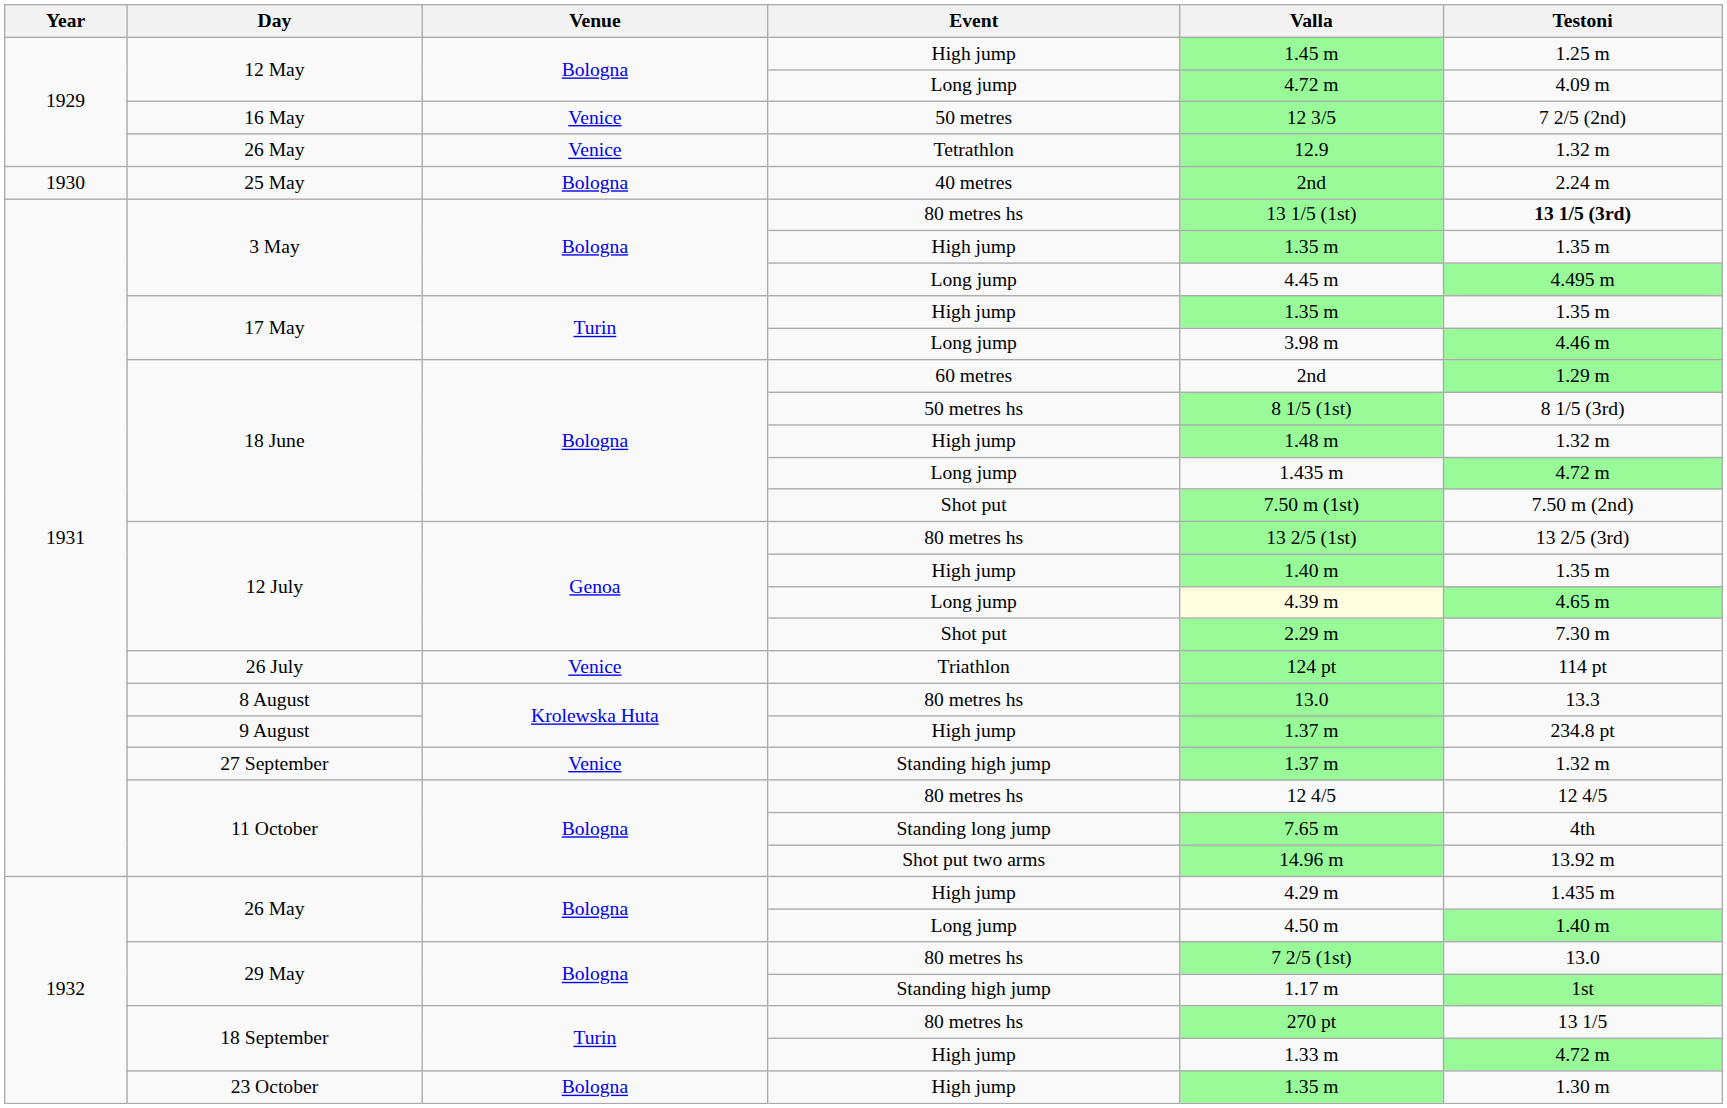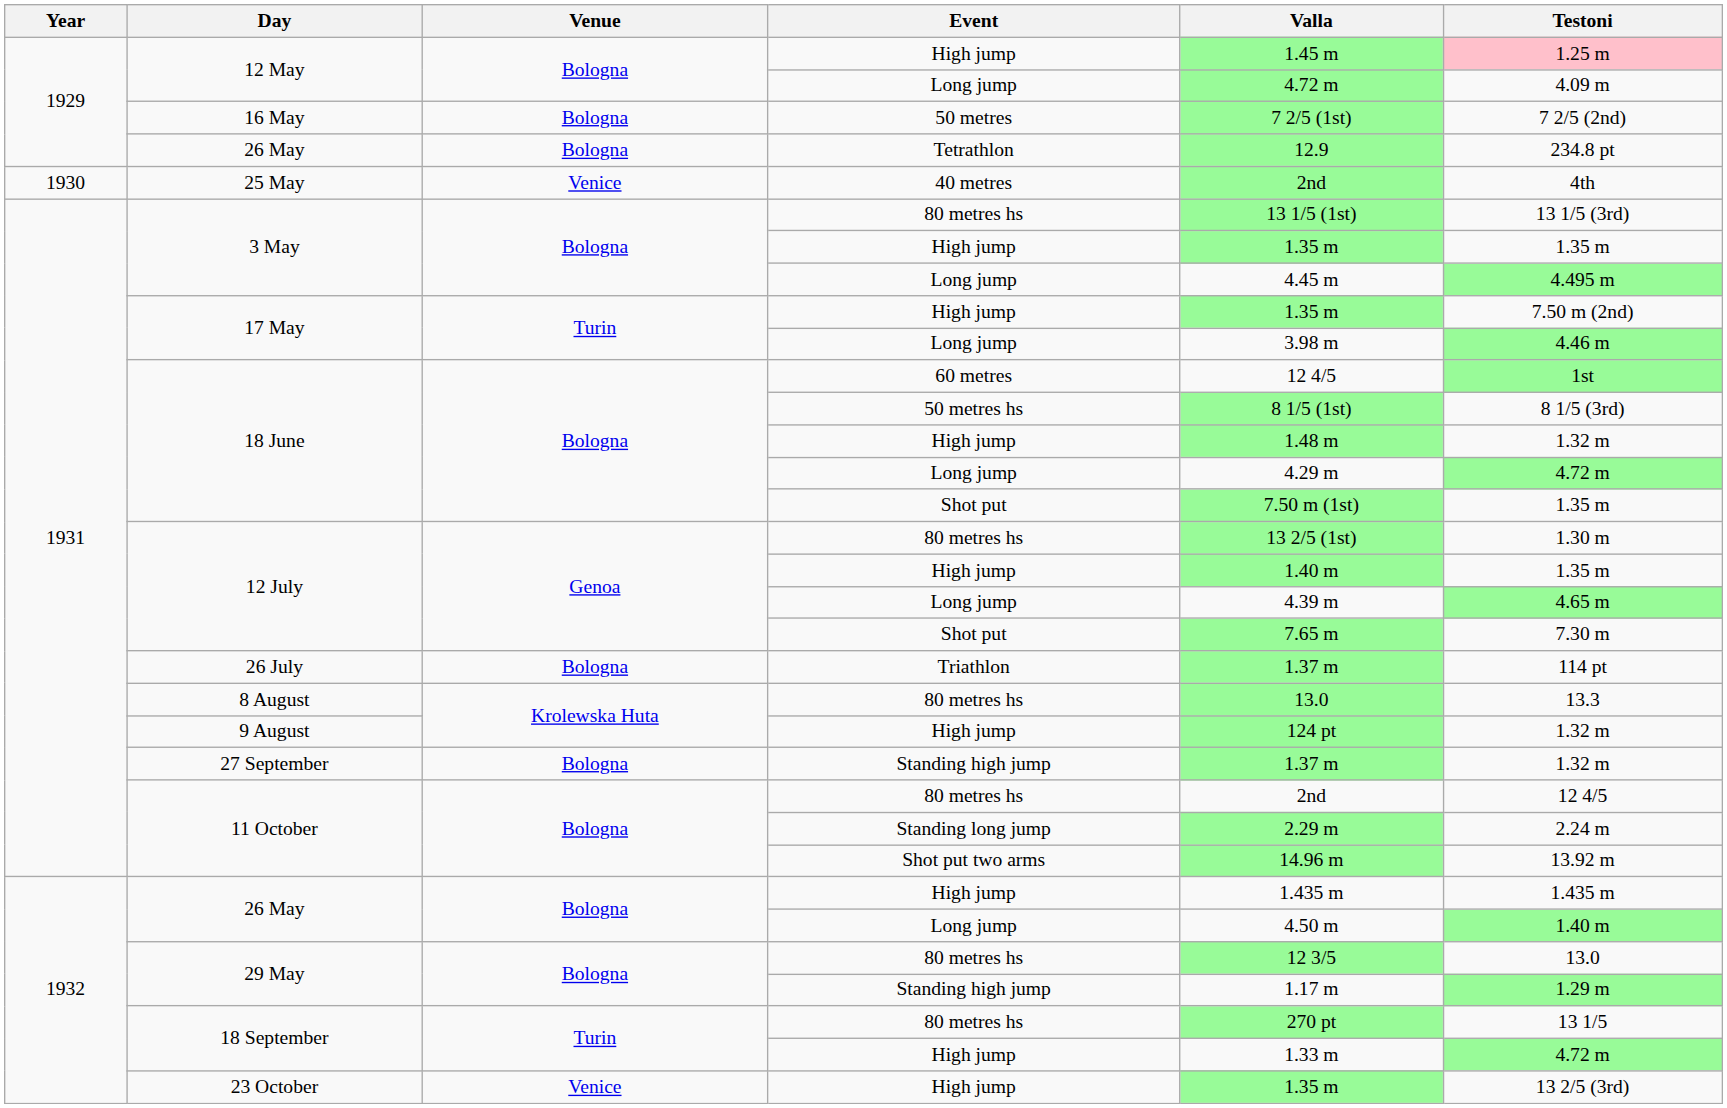(1583, 53) no background -> (1583, 53) pink background
(595, 117) Venice -> (595, 117) Bologna
(1311, 117) 12 3/5 -> (1311, 117) 7 2/5 (1st)
(595, 150) Venice -> (595, 150) Bologna
(1583, 150) 1.32 m -> (1583, 150) 234.8 pt
(595, 182) Bologna -> (595, 182) Venice
(1583, 182) 2.24 m -> (1583, 182) 4th
(1583, 214) bold -> (1583, 214) normal
(1583, 311) 1.35 m -> (1583, 311) 7.50 m (2nd)
(1311, 376) 2nd -> (1311, 376) 12 4/5
(1583, 376) 1.29 m -> (1583, 376) 1st
(1311, 473) 1.435 m -> (1311, 473) 4.29 m
(1583, 505) 7.50 m (2nd) -> (1583, 505) 1.35 m
(1583, 537) 13 2/5 (3rd) -> (1583, 537) 1.30 m
(1311, 602) lightyellow background -> (1311, 602) no background
(1311, 634) 2.29 m -> (1311, 634) 7.65 m
(595, 667) Venice -> (595, 667) Bologna
(1311, 667) 124 pt -> (1311, 667) 1.37 m
(1311, 731) 1.37 m -> (1311, 731) 124 pt
(1583, 731) 234.8 pt -> (1583, 731) 1.32 m
(595, 763) Venice -> (595, 763) Bologna
(1311, 796) 12 4/5 -> (1311, 796) 2nd
(1311, 828) 7.65 m -> (1311, 828) 2.29 m
(1583, 828) 4th -> (1583, 828) 2.24 m
(1311, 893) 4.29 m -> (1311, 893) 1.435 m
(1311, 957) 7 2/5 (1st) -> (1311, 957) 12 3/5
(1583, 990) 1st -> (1583, 990) 1.29 m
(595, 1086) Bologna -> (595, 1086) Venice
(1583, 1086) 1.30 m -> (1583, 1086) 13 2/5 (3rd)
